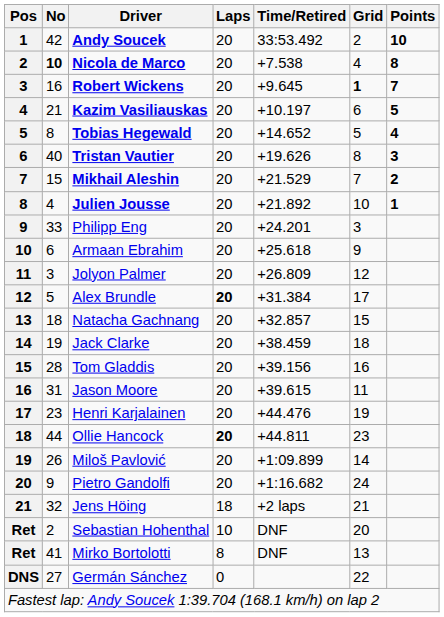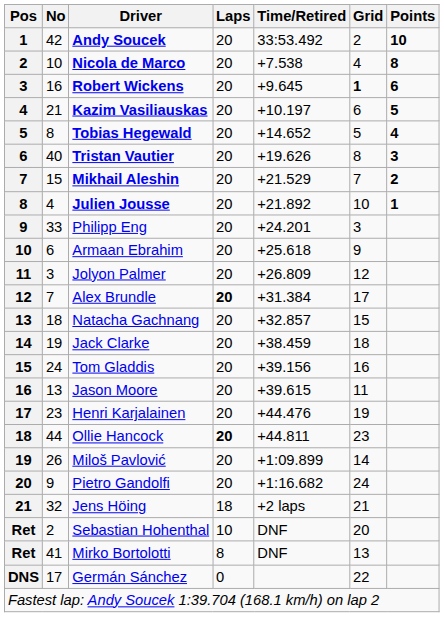(54, 63) bold -> (54, 63) normal
(394, 86) 7 -> (394, 86) 6
(50, 296) 5 -> (50, 296) 7
(54, 366) 28 -> (54, 366) 24
(54, 390) 31 -> (54, 390) 13
(54, 577) 27 -> (54, 577) 17
